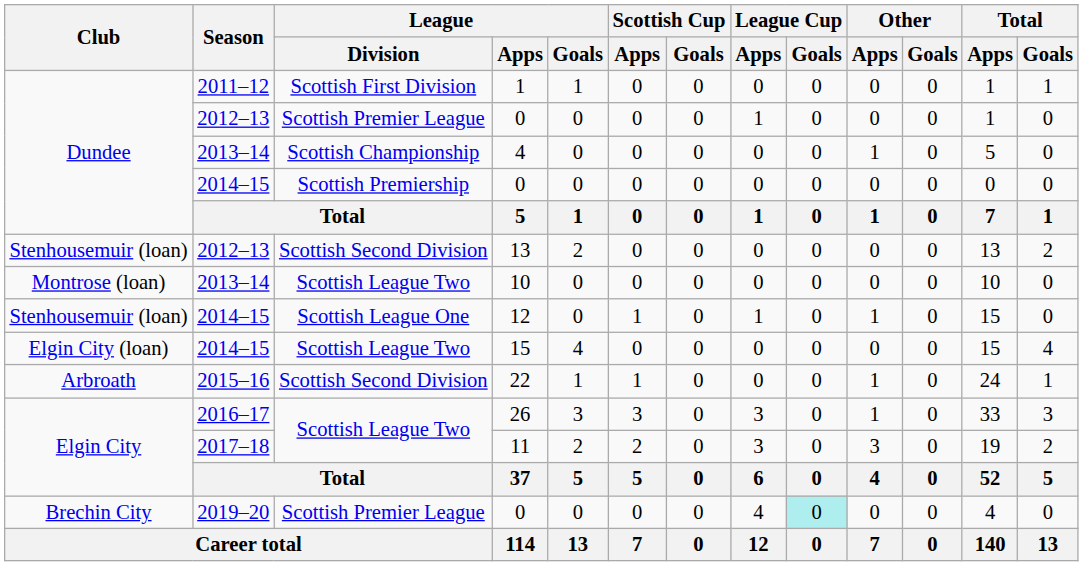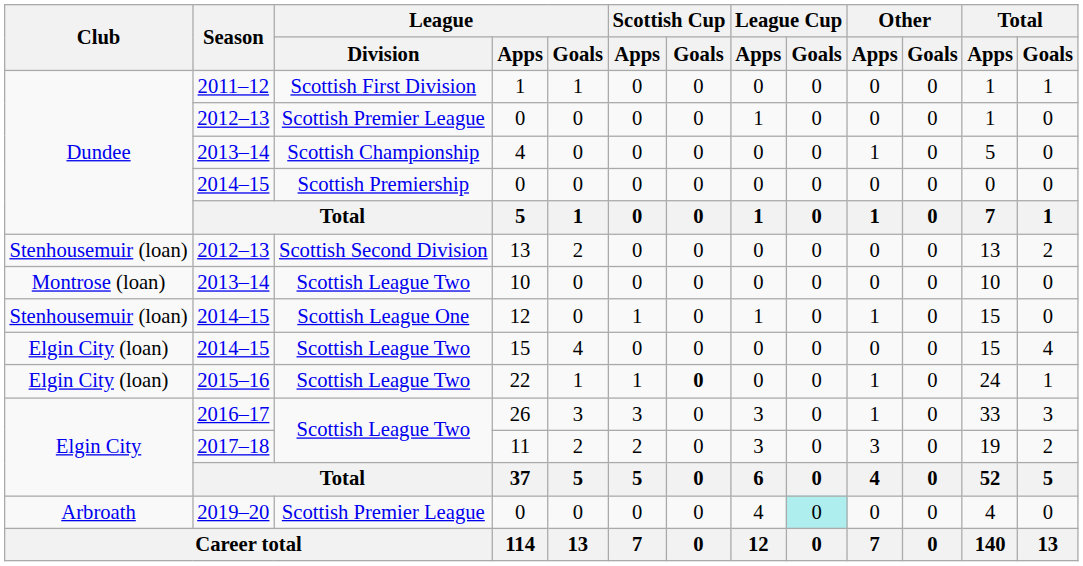(99, 380) Arbroath -> (99, 380) Elgin City (loan)
(383, 380) Scottish Second Division -> (383, 380) Scottish League Two
(698, 380) normal -> (698, 380) bold
(99, 511) Brechin City -> (99, 511) Arbroath
